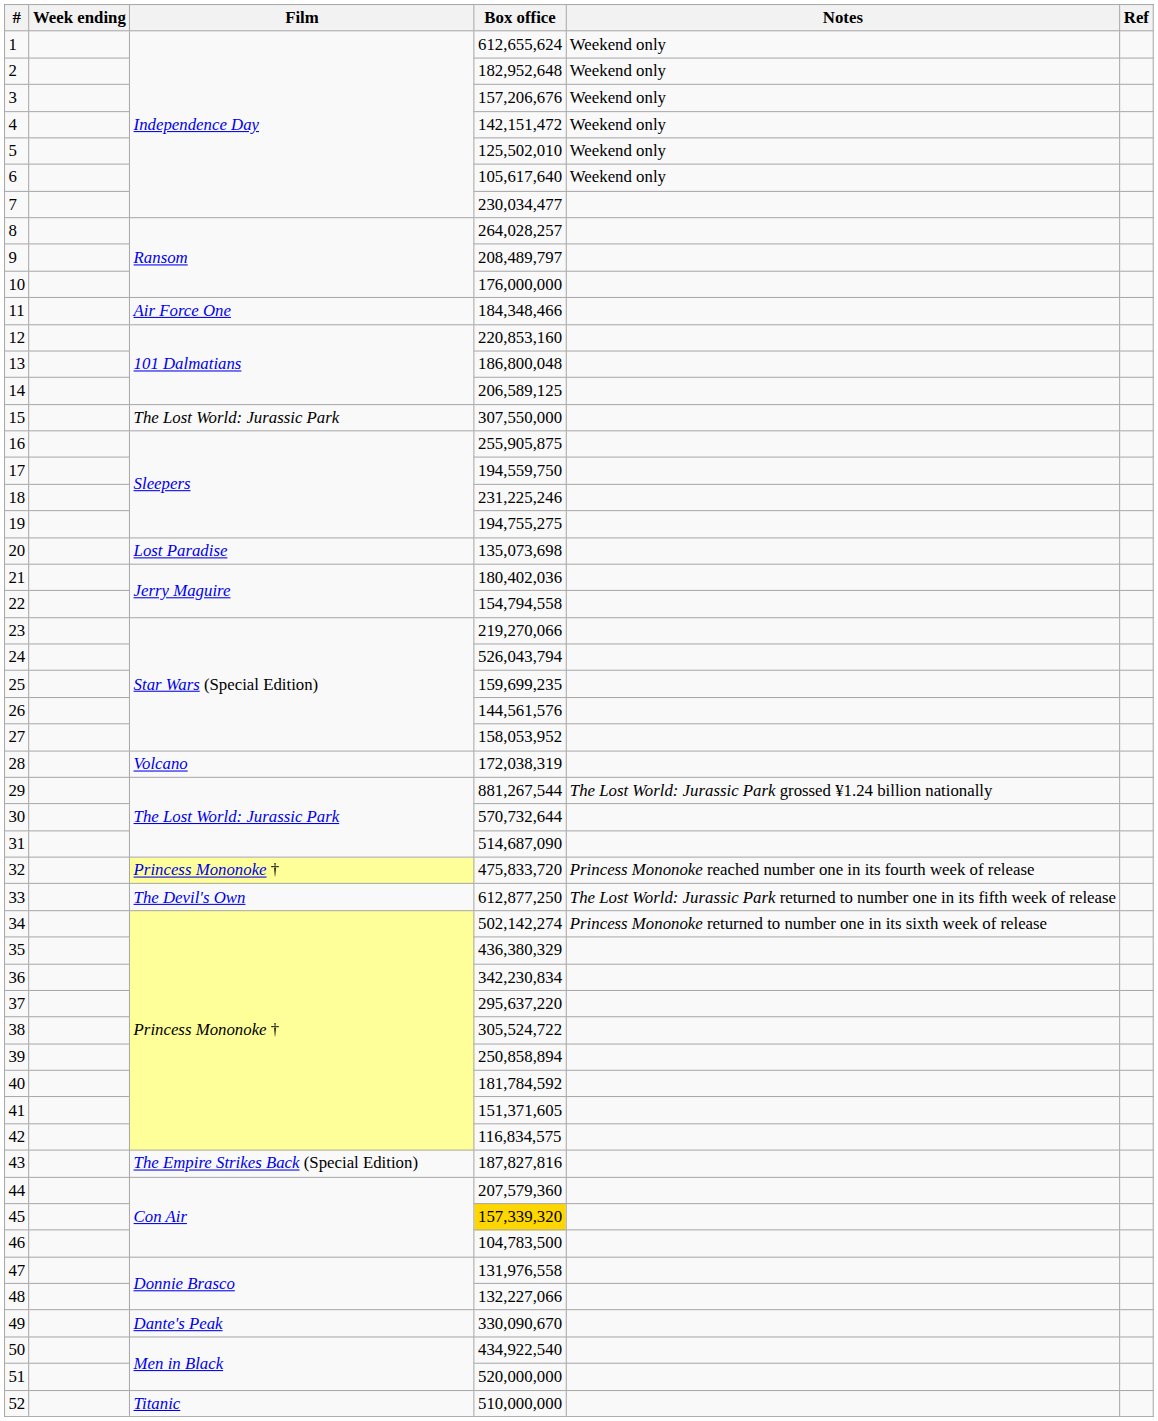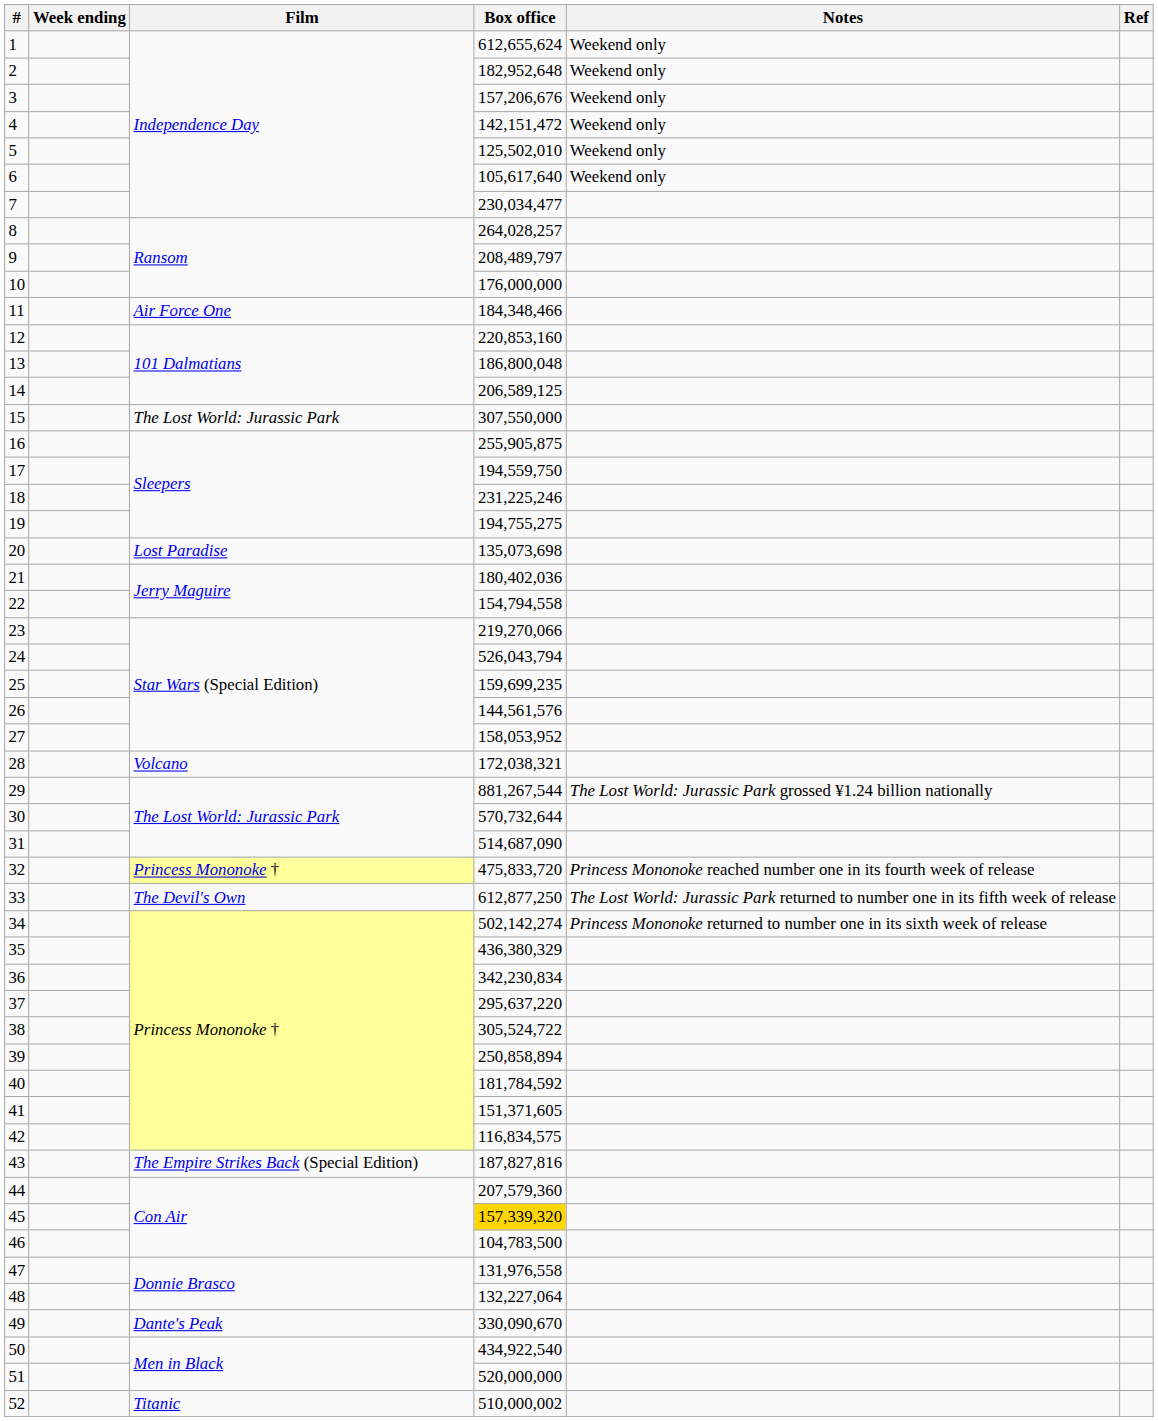(520, 763) 172,038,319 -> (520, 763) 172,038,321
(520, 1296) 132,227,066 -> (520, 1296) 132,227,064
(520, 1403) 510,000,000 -> (520, 1403) 510,000,002
